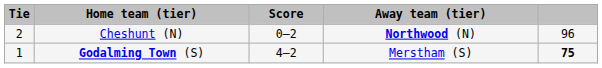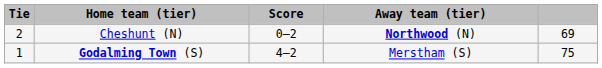(568, 33) 96 -> (568, 33) 69
(568, 53) bold -> (568, 53) normal
